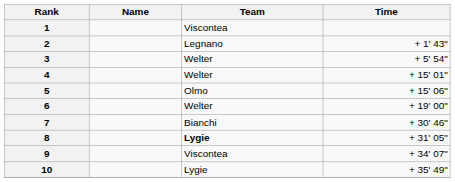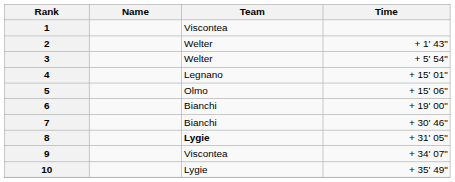(203, 43) Legnano -> (198, 43) Welter
(198, 75) Welter -> (203, 75) Legnano
(198, 106) Welter -> (200, 106) Bianchi
